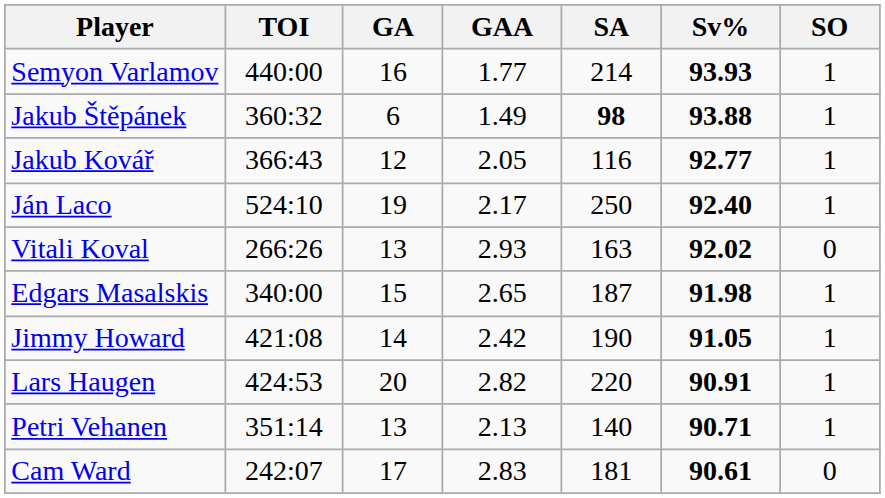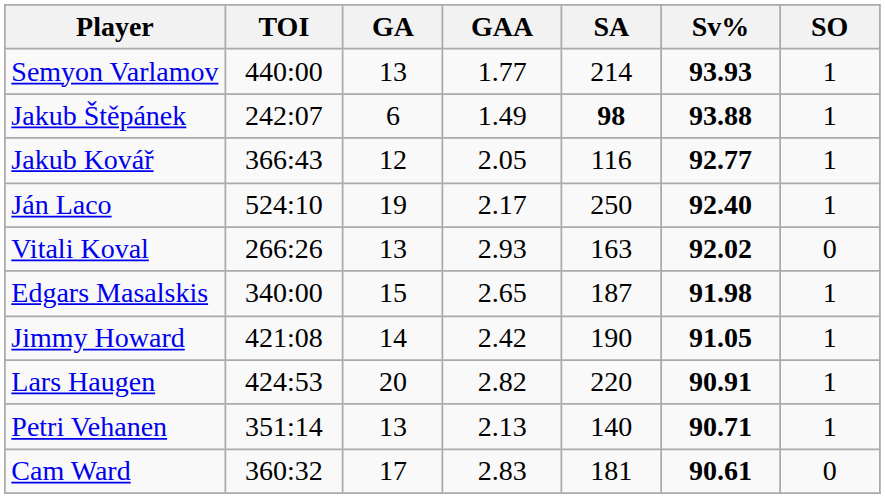(393, 71) 16 -> (393, 71) 13
(284, 115) 360:32 -> (284, 115) 242:07
(284, 470) 242:07 -> (284, 470) 360:32
